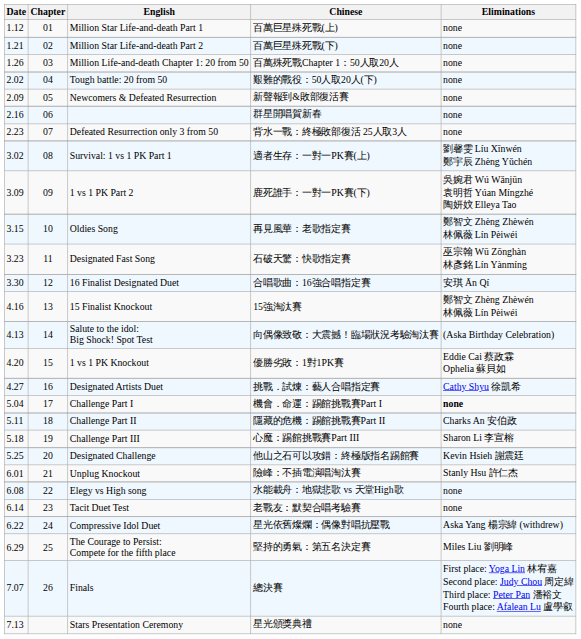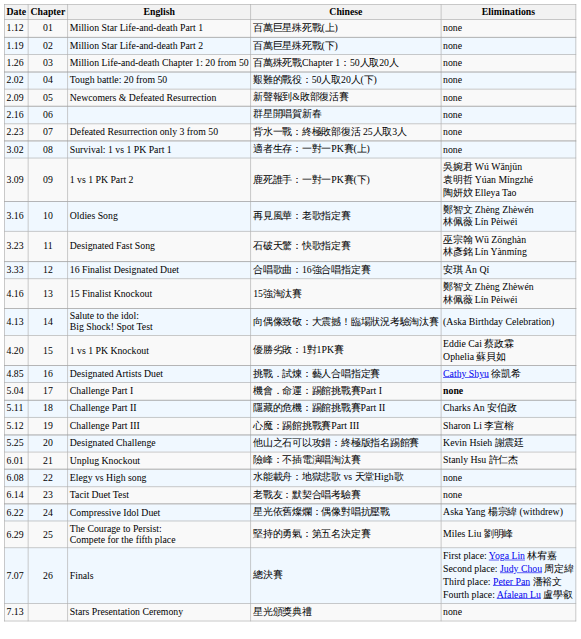(15, 45) 1.21 -> (15, 45) 1.19
(488, 155) 劉馨雯 Líu Xīnwén 鄭宇辰 Zhèng Yǔchén -> (453, 149) none
(15, 229) 3.15 -> (15, 216) 3.16
(15, 283) 3.30 -> (15, 270) 3.33
(15, 387) 4.27 -> (15, 374) 4.85
(15, 439) 5.18 -> (15, 426) 5.12
